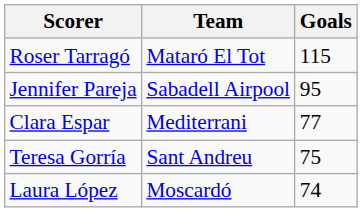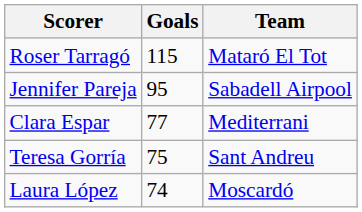columns swapped: (218, 21) <-> (326, 21)
